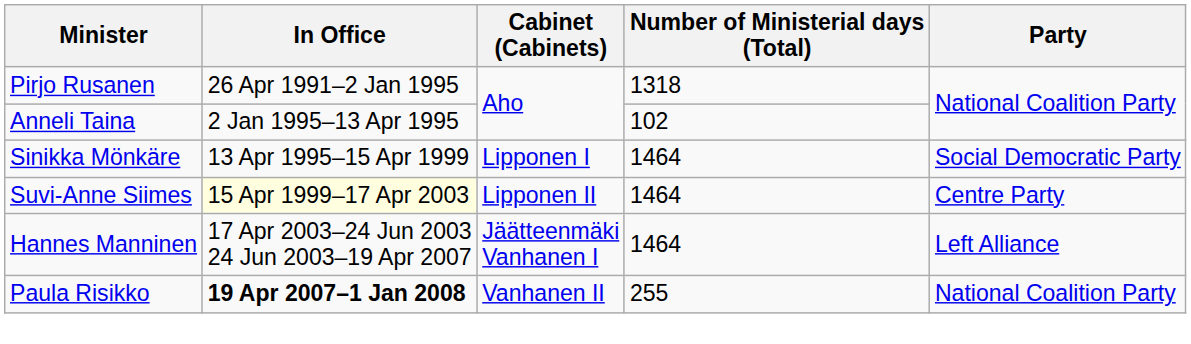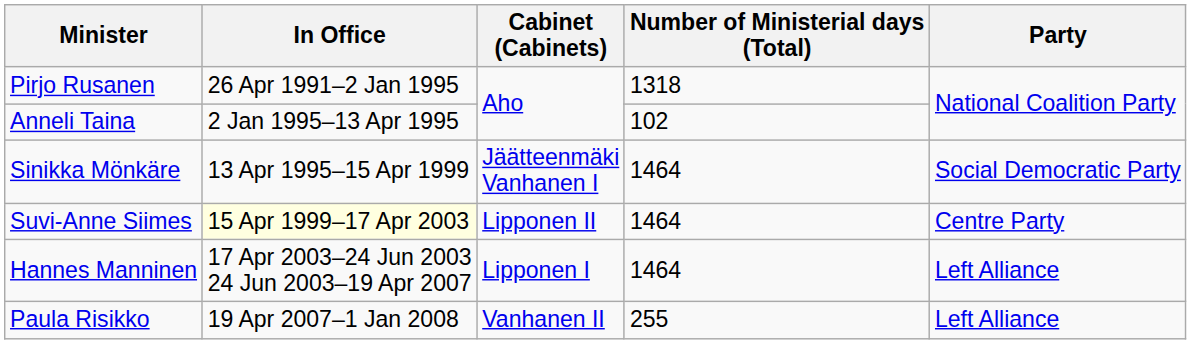(536, 158) Lipponen I -> (551, 171) Jäätteenmäki Vanhanen I
(551, 244) Jäätteenmäki Vanhanen I -> (536, 270) Lipponen I
(337, 293) bold -> (333, 319) normal
(1055, 293) National Coalition Party -> (997, 319) Left Alliance
